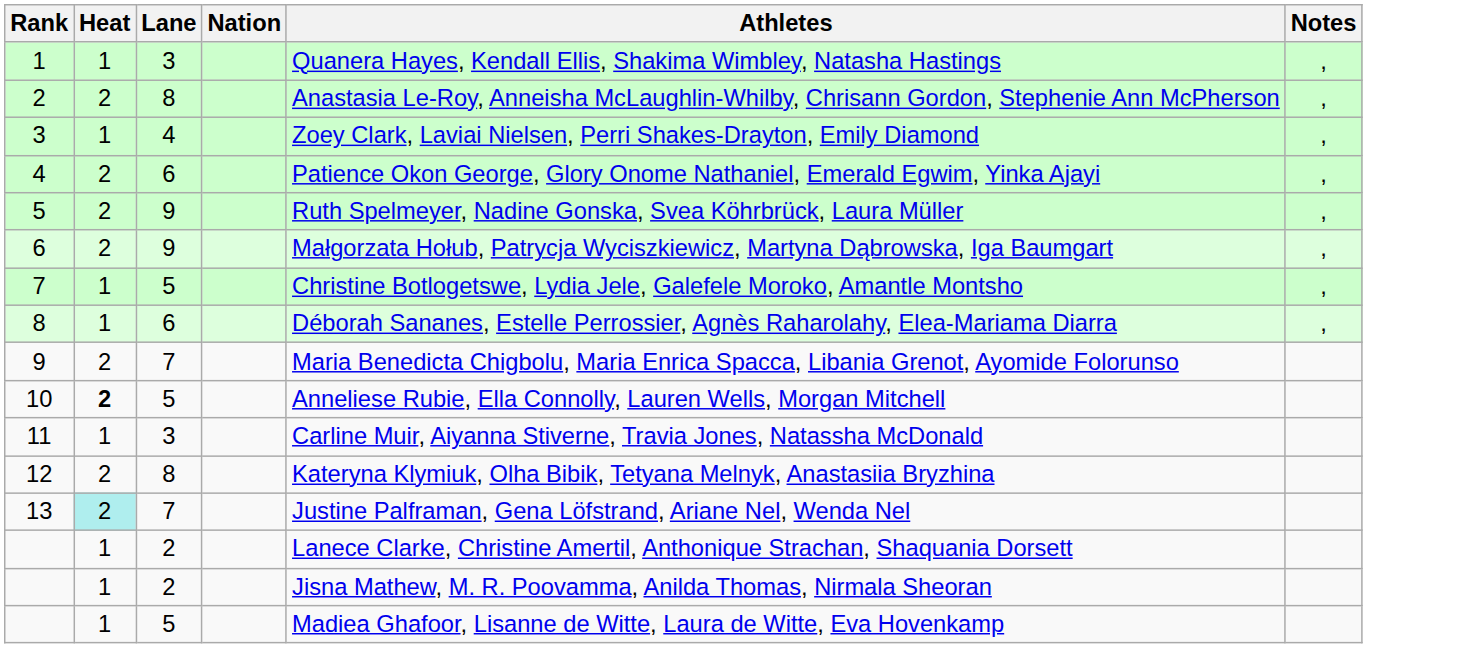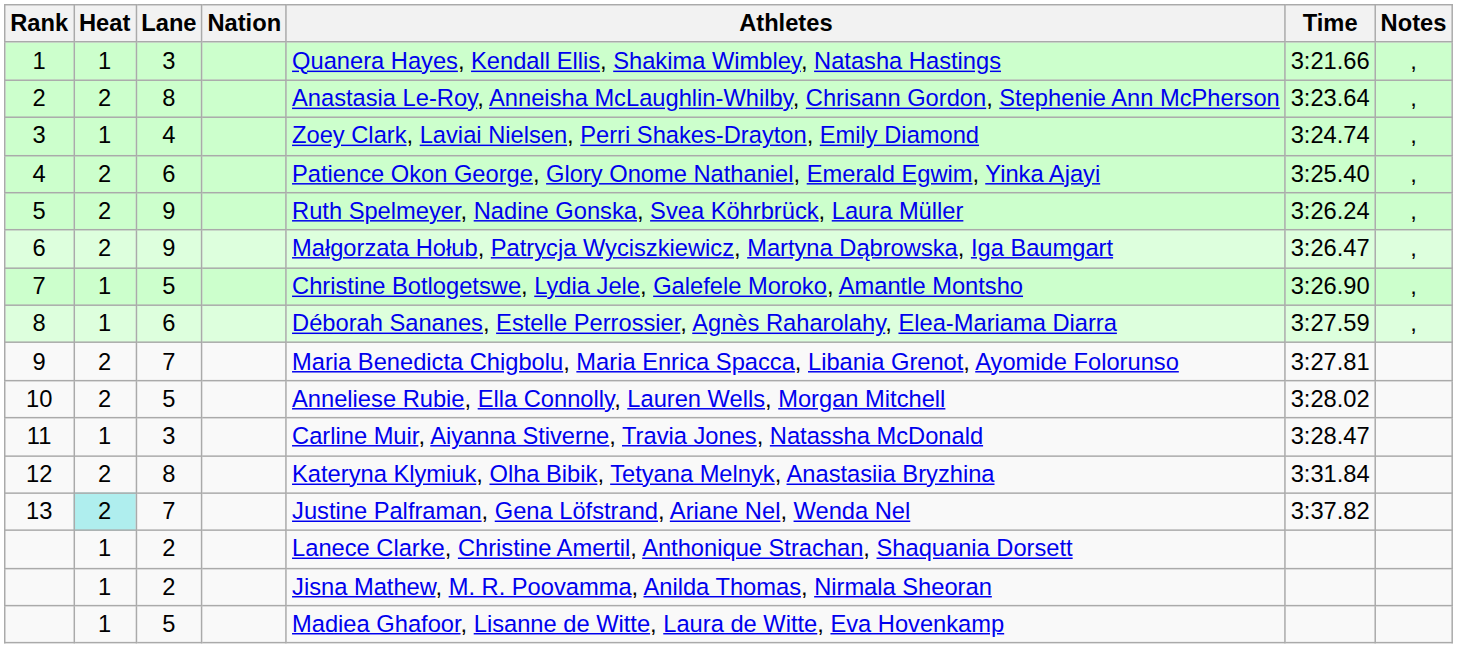+ column: (1330, 23)
(105, 398) bold -> (105, 398) normal
